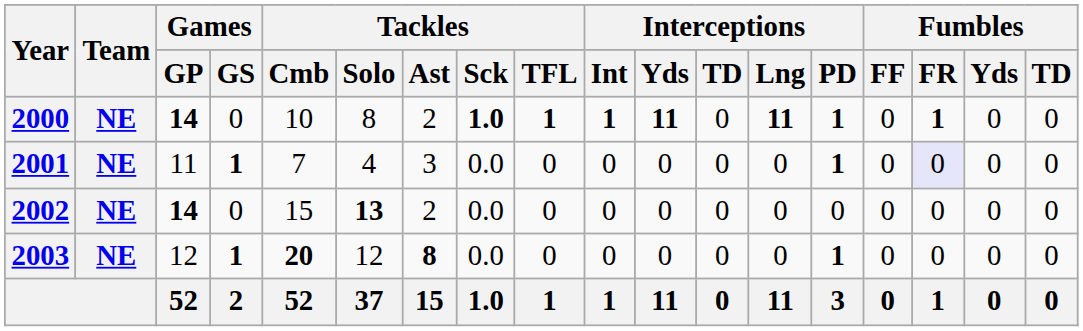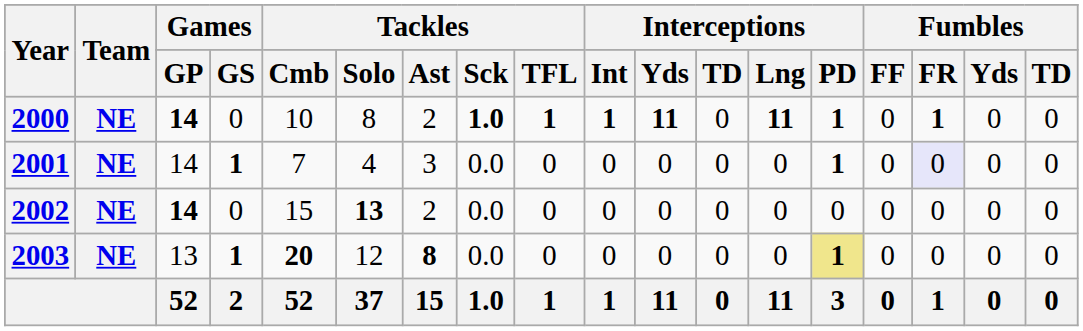(183, 164) 11 -> (183, 164) 14
(183, 255) 12 -> (183, 255) 13
(838, 255) no background -> (838, 255) khaki background
